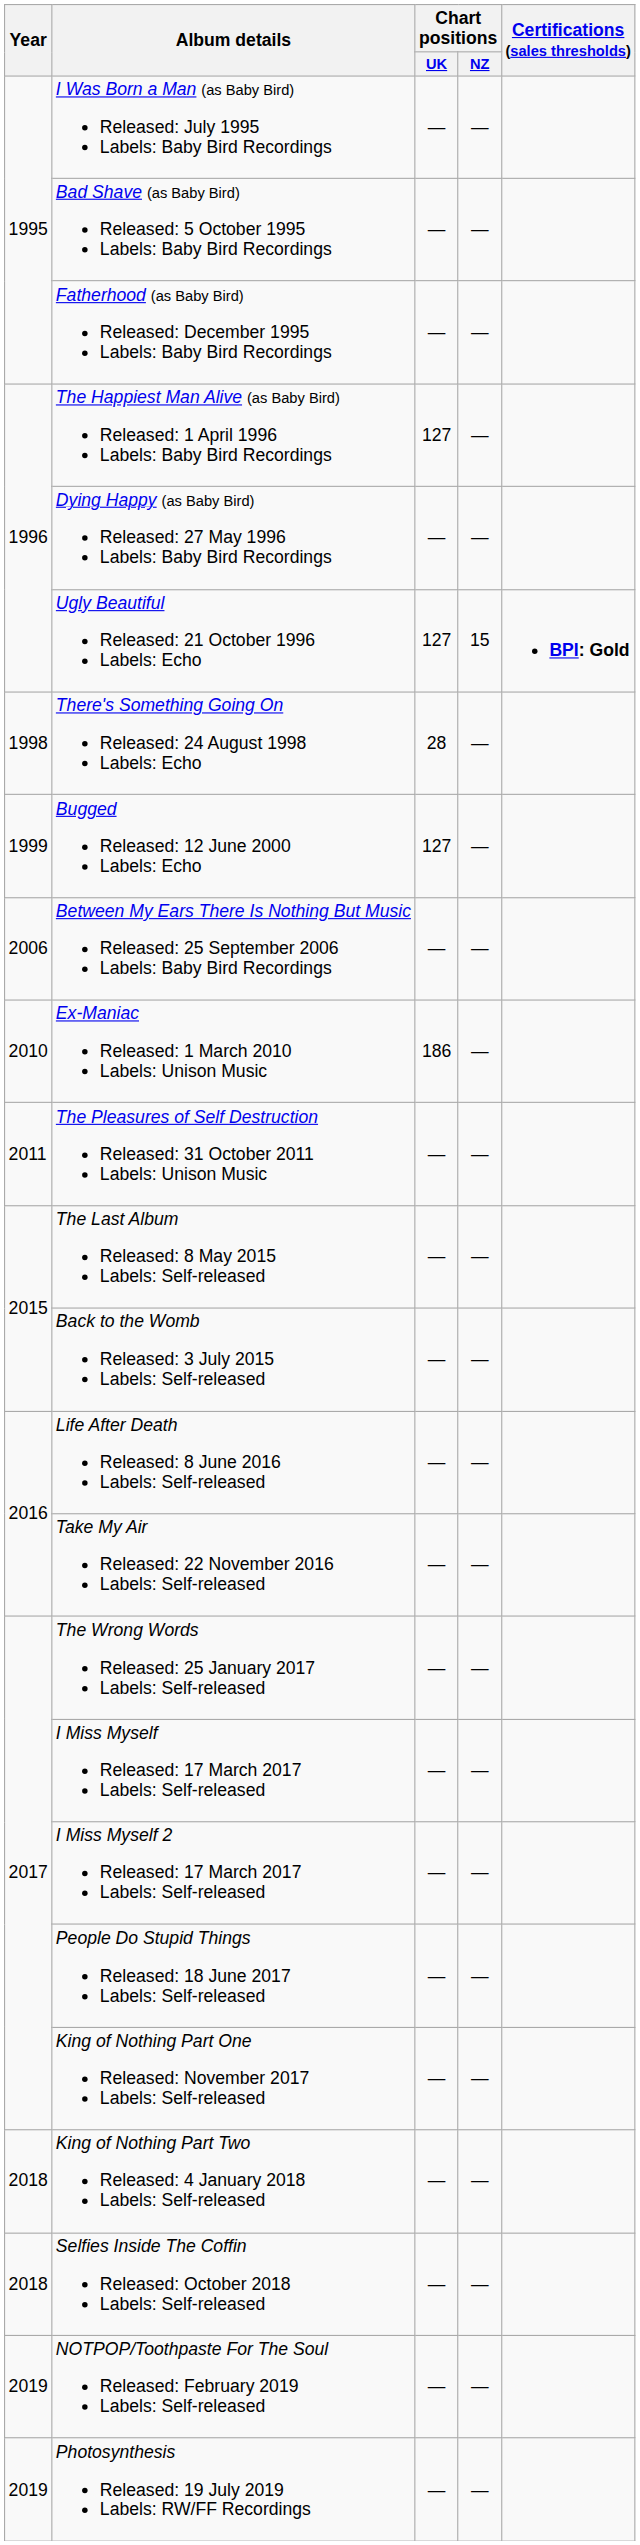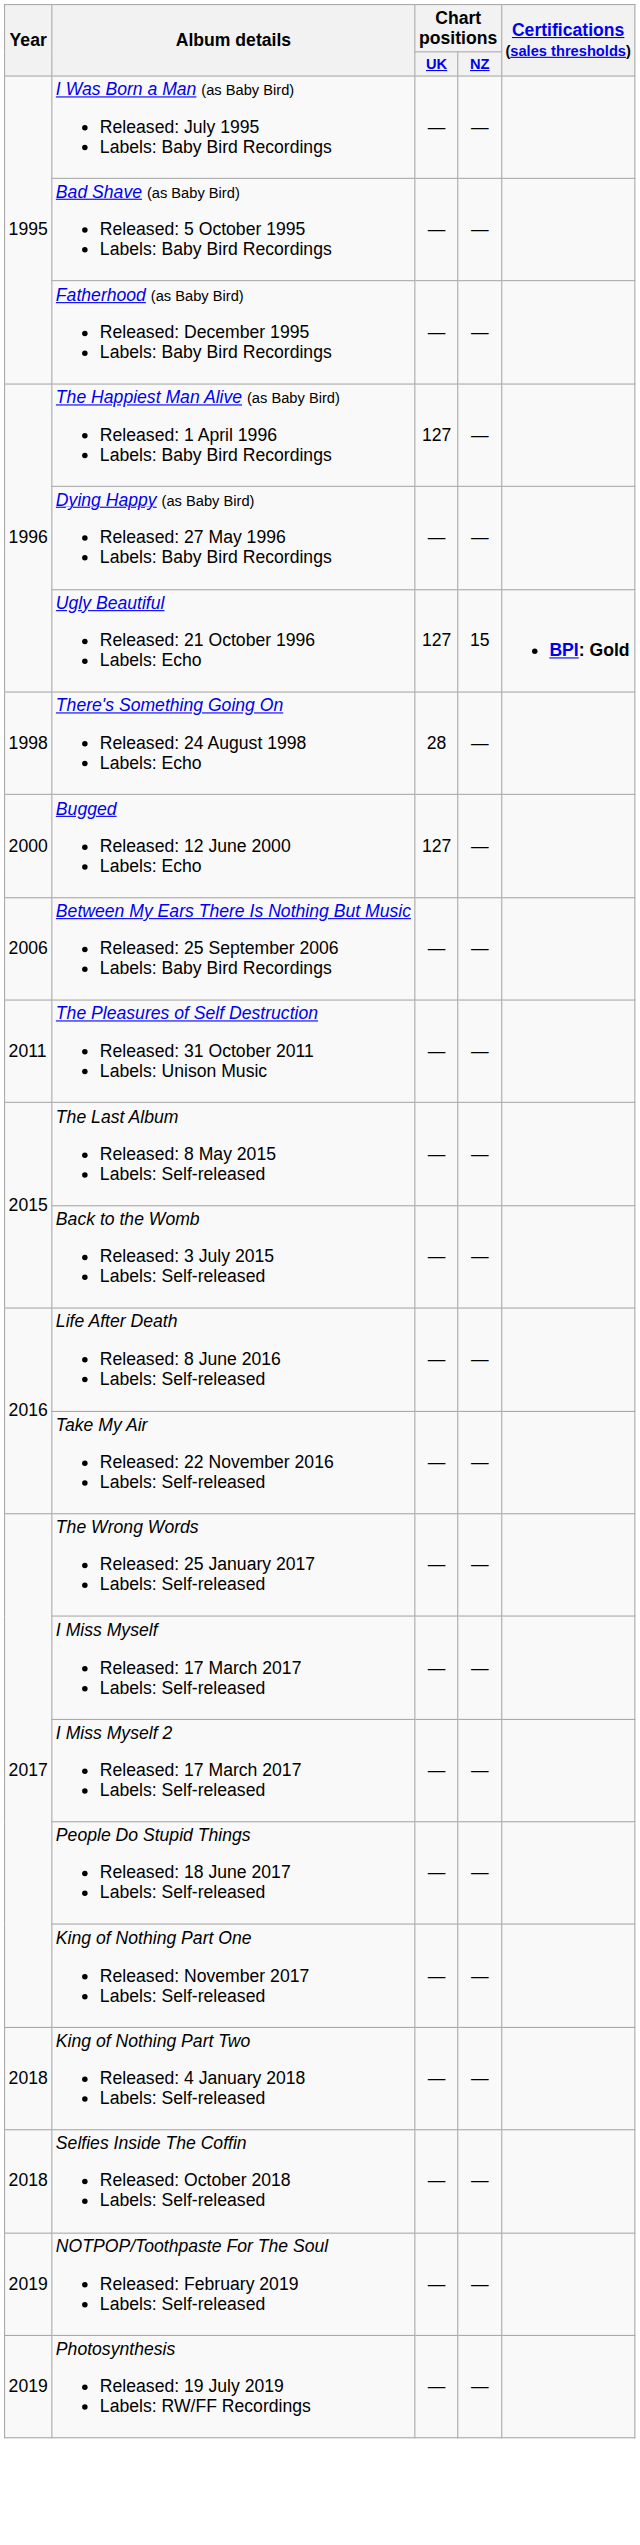(28, 846) 1999 -> (28, 846) 2000
- row: (233, 1043)
